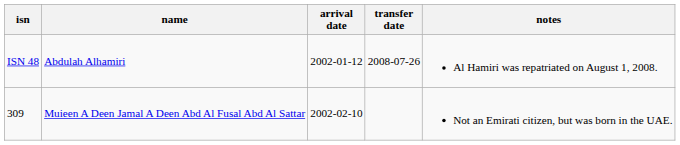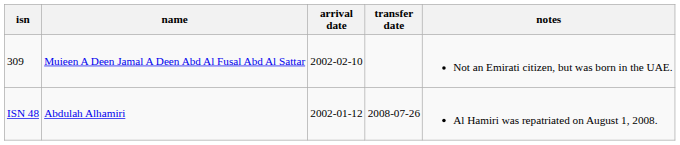rows swapped: (23, 61) <-> (15, 114)
